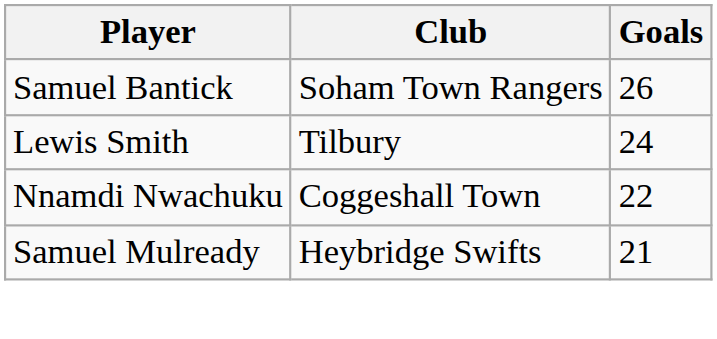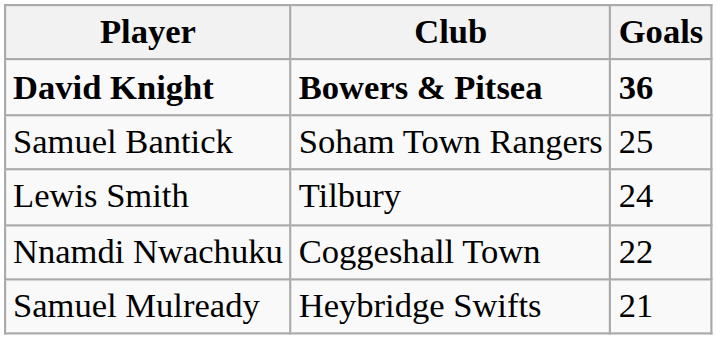+ row: (113, 86)
(636, 86) 26 -> (636, 141) 25
